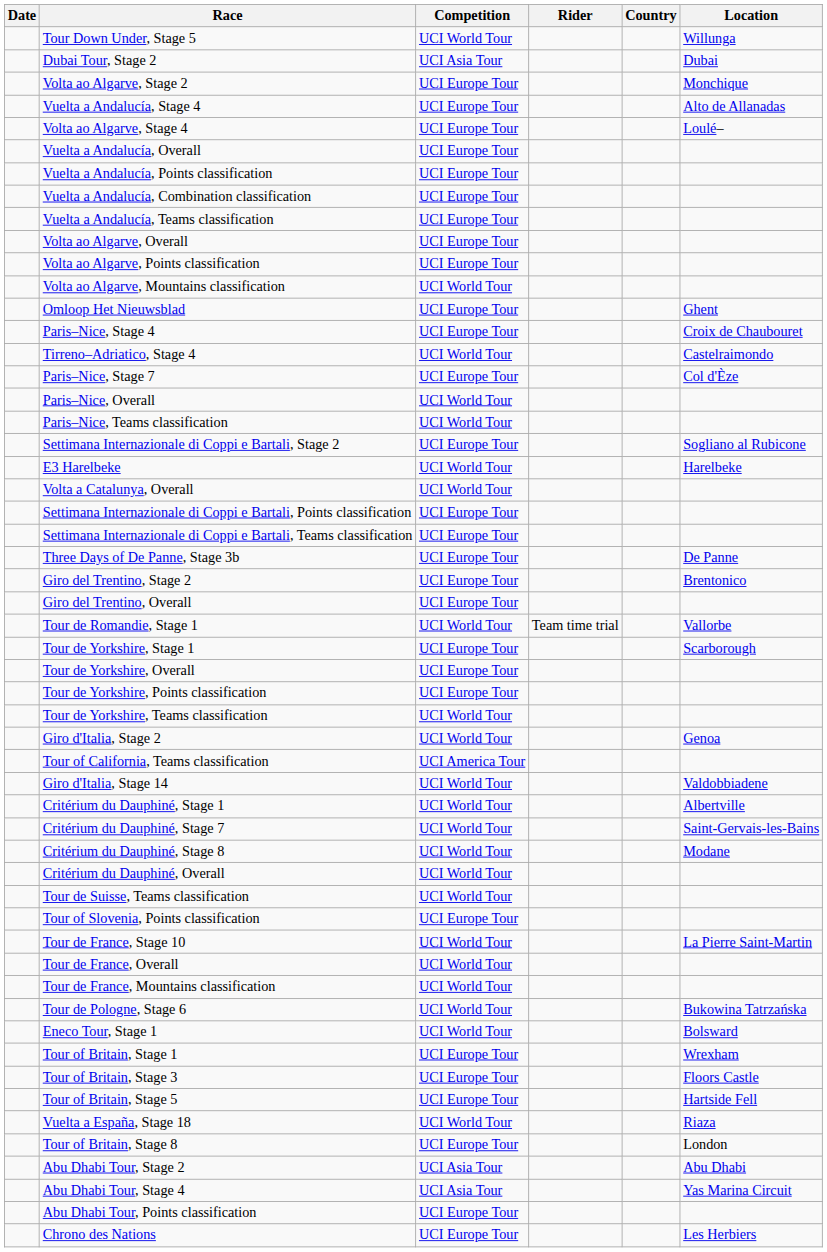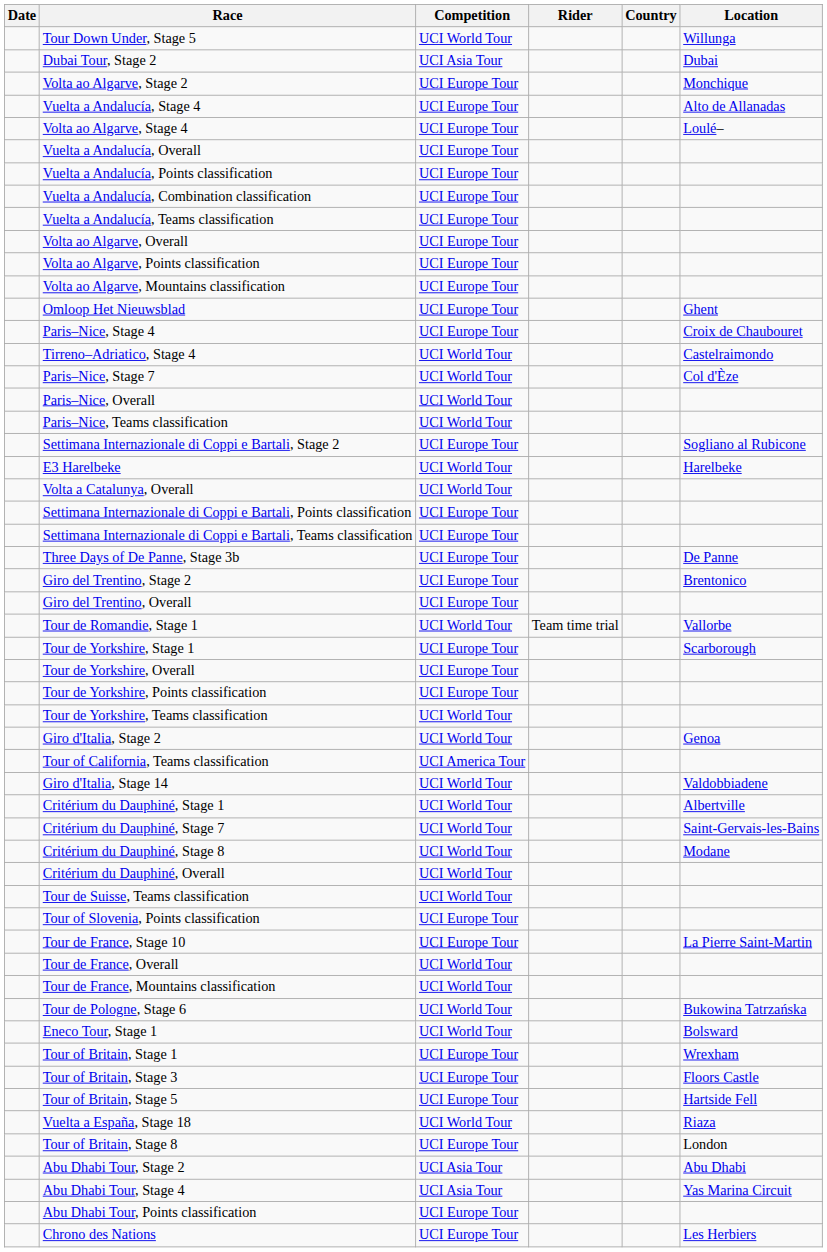(466, 286) UCI World Tour -> (469, 286) UCI Europe Tour
(469, 377) UCI Europe Tour -> (466, 377) UCI World Tour
(466, 941) UCI World Tour -> (469, 941) UCI Europe Tour
